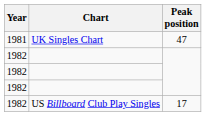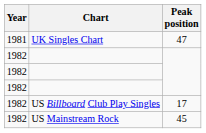+ row: (75, 119)
